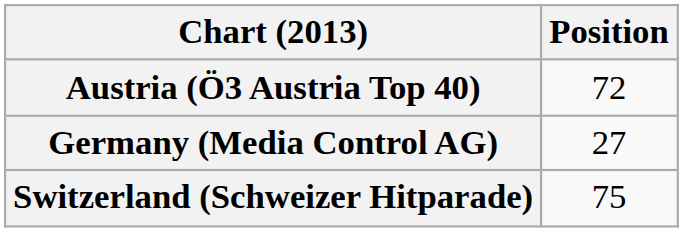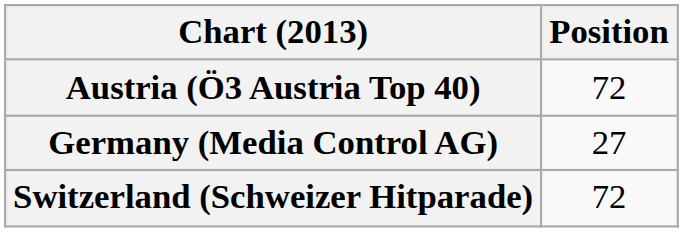(609, 197) 75 -> (609, 197) 72
